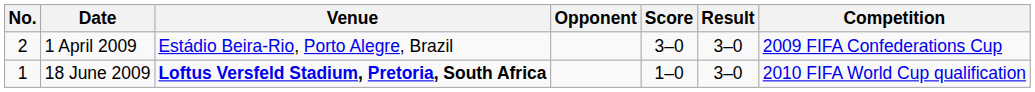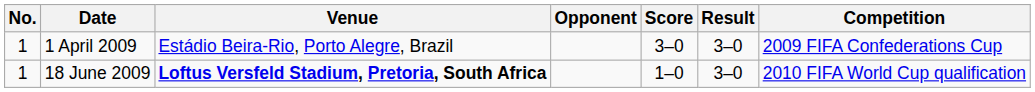(23, 45) 2 -> (23, 45) 1
